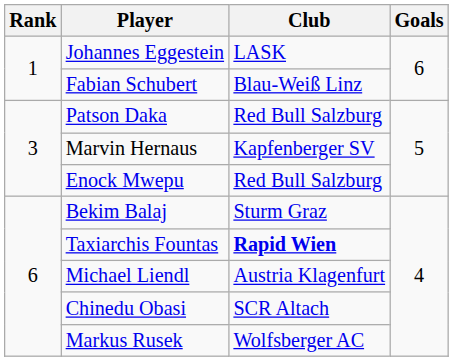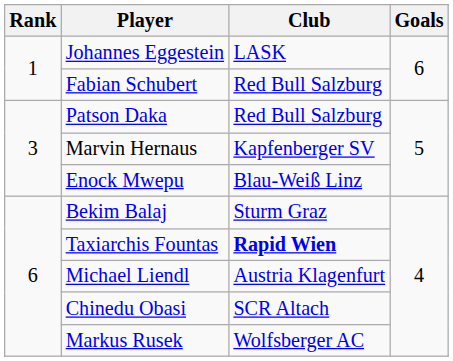(298, 84) Blau-Weiß Linz -> (308, 84) Red Bull Salzburg
(308, 180) Red Bull Salzburg -> (298, 180) Blau-Weiß Linz
